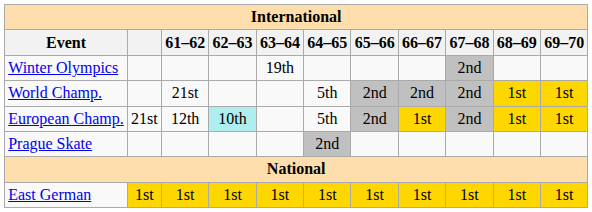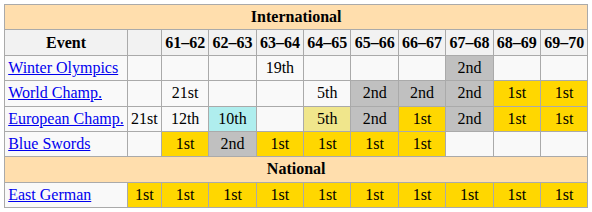(327, 118) no background -> (327, 118) khaki background
- row: (50, 144)
+ row: (49, 144)
